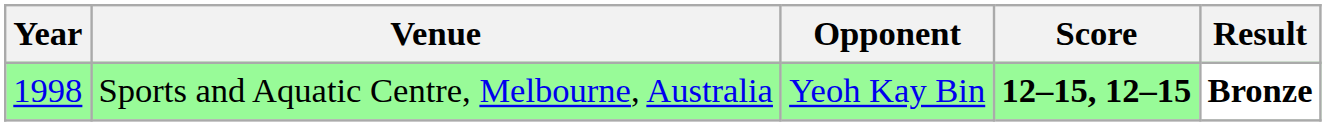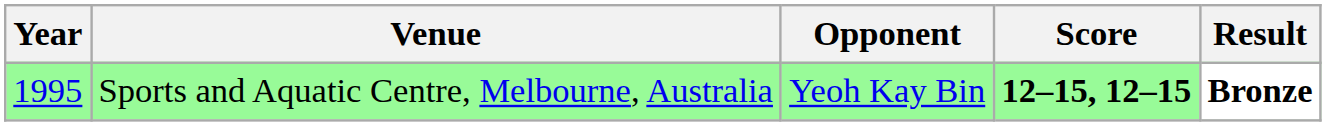(48, 90) 1998 -> (48, 90) 1995
